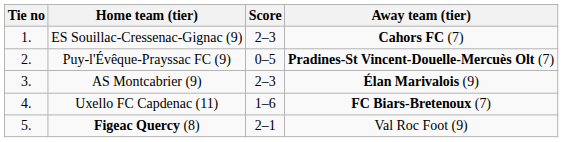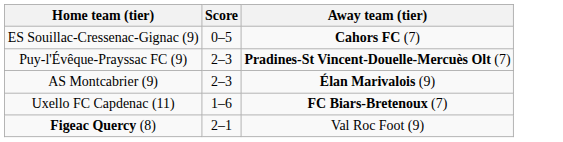- column: (26, 15)
(265, 37) 2–3 -> (222, 37) 0–5
(265, 59) 0–5 -> (222, 59) 2–3
